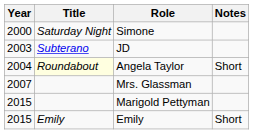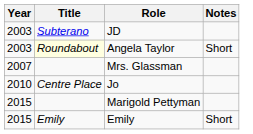- row: (135, 31)
(19, 66) 2004 -> (19, 48) 2003
+ row: (113, 84)
